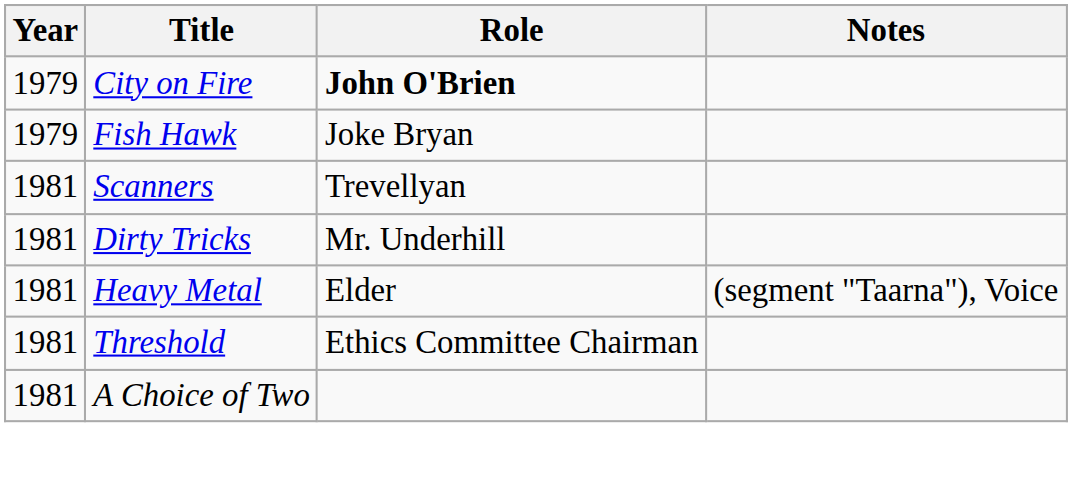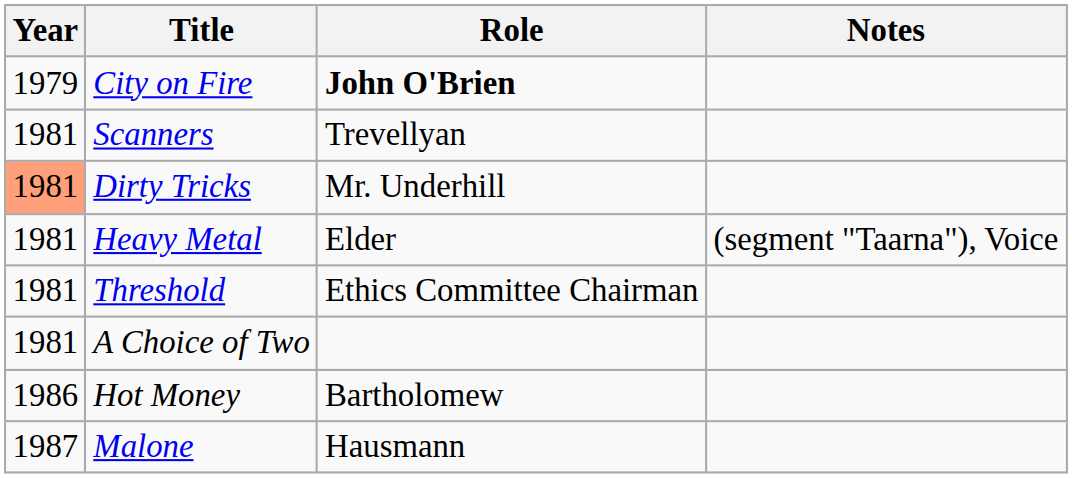- row: (165, 134)
(45, 238) no background -> (45, 186) lightsalmon background
+ row: (167, 394)
+ row: (143, 446)
